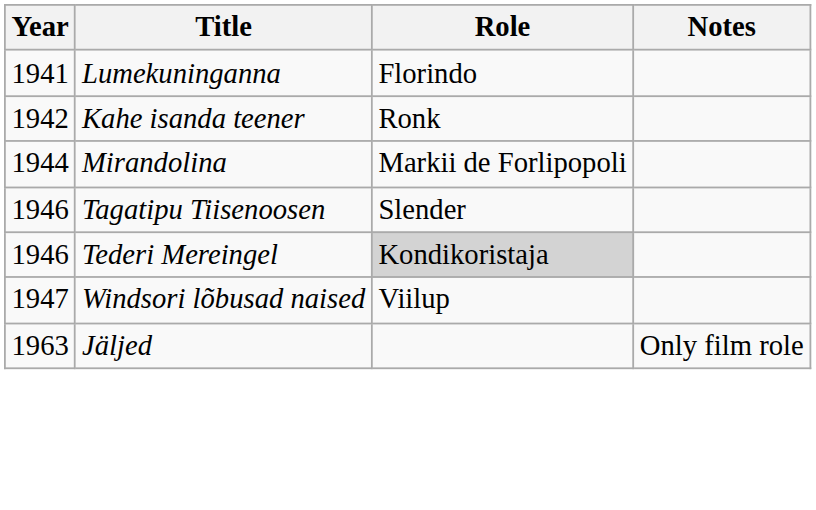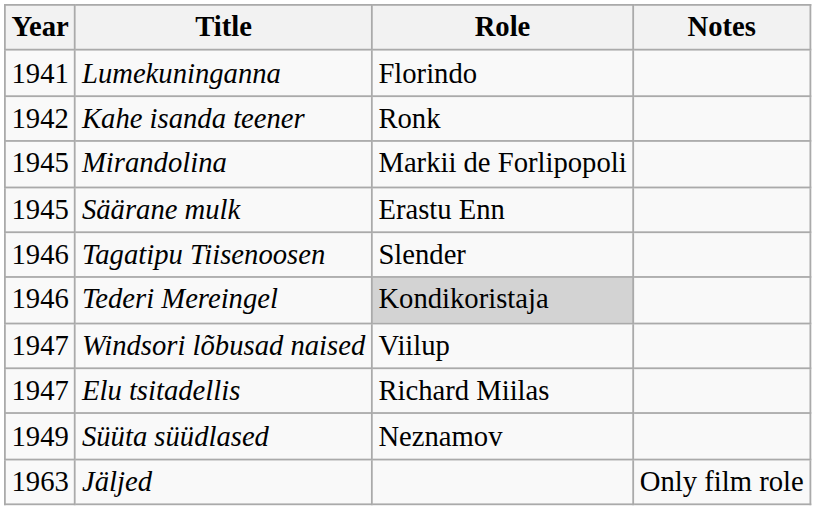(40, 163) 1944 -> (40, 163) 1945
+ row: (161, 208)
+ row: (161, 390)
+ row: (175, 436)
